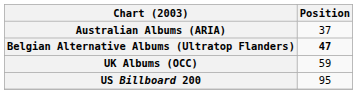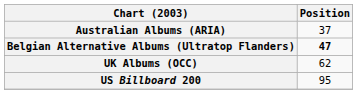(325, 64) 59 -> (325, 64) 62
